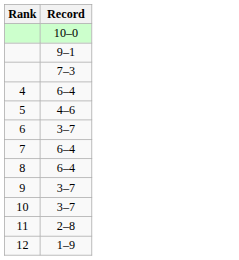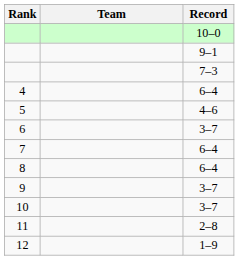+ column: (112, 14)
